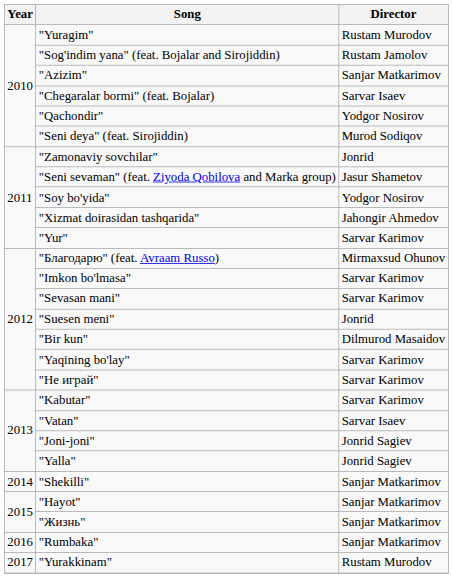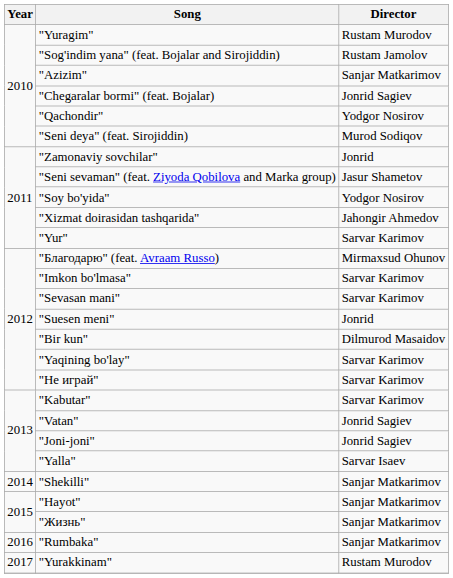(374, 95) Sarvar Isaev -> (377, 95) Jonrid Sagiev
(374, 420) Sarvar Isaev -> (377, 420) Jonrid Sagiev
(377, 461) Jonrid Sagiev -> (374, 461) Sarvar Isaev
